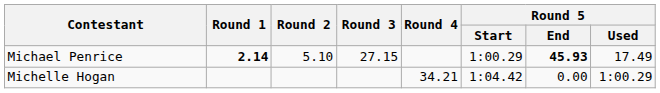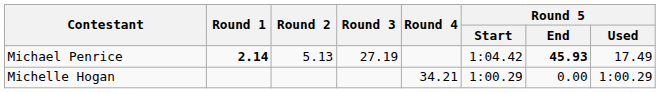(318, 56) 5.10 -> (318, 56) 5.13
(379, 56) 27.15 -> (379, 56) 27.19
(496, 56) 1:00.29 -> (496, 56) 1:04.42
(496, 77) 1:04.42 -> (496, 77) 1:00.29
